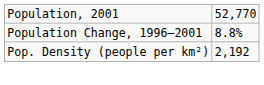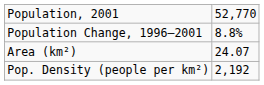+ row: (42, 52)
